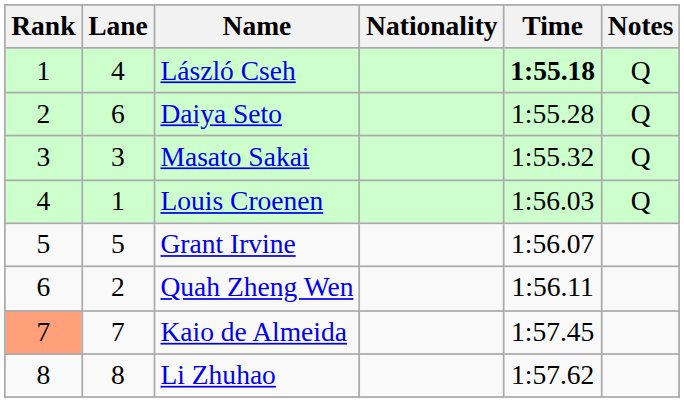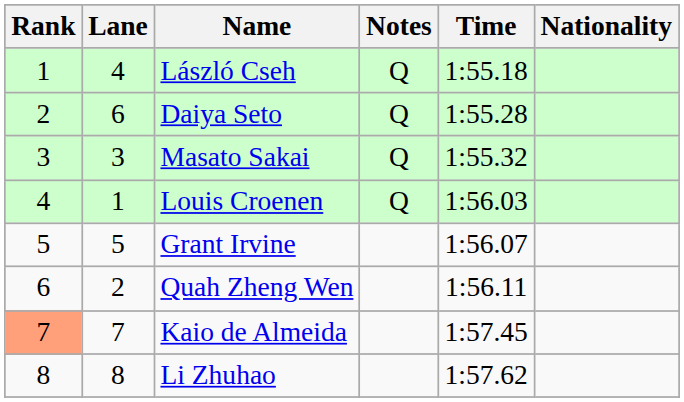columns swapped: (432, 26) <-> (641, 26)
(553, 69) bold -> (486, 69) normal
